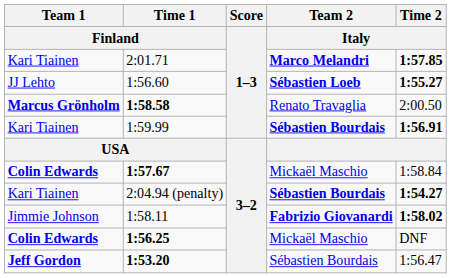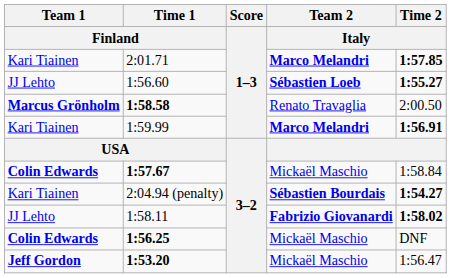(327, 127) Sébastien Bourdais -> (319, 127) Marco Melandri
(53, 216) Jimmie Johnson -> (31, 216) JJ Lehto
(324, 261) Sébastien Bourdais -> (319, 261) Mickaël Maschio
